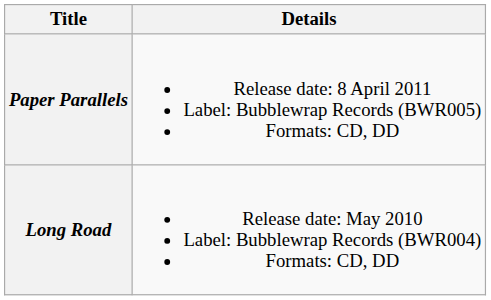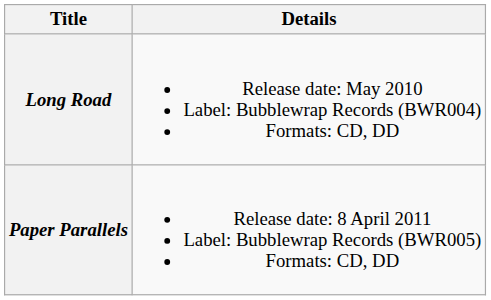rows swapped: (68, 229) <-> (68, 99)
